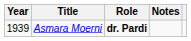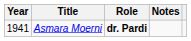(18, 28) 1939 -> (18, 28) 1941
